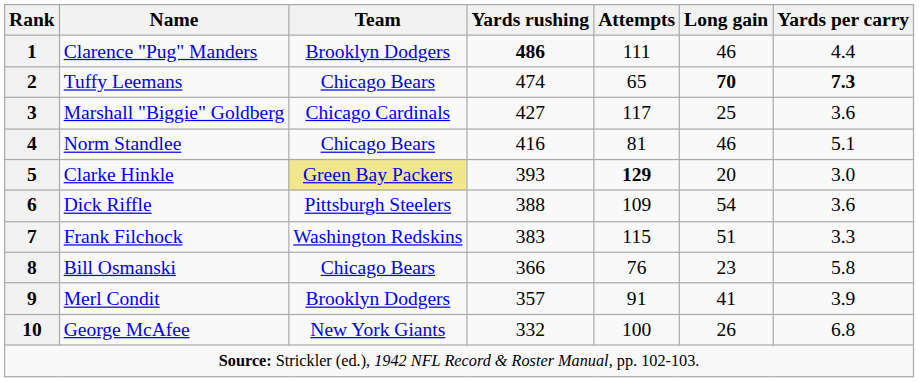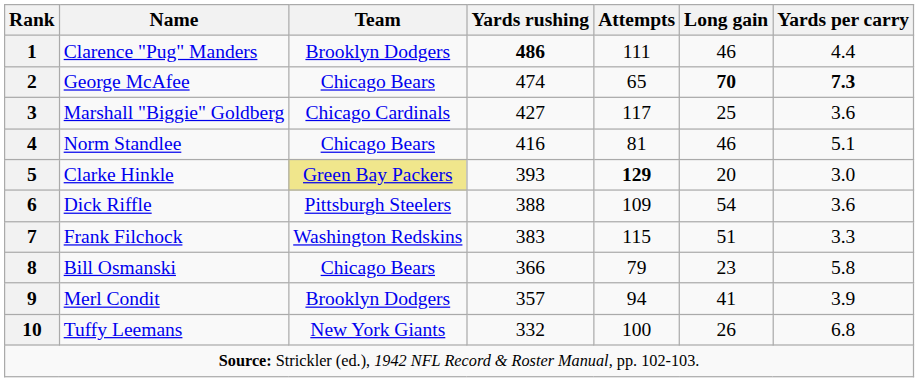(123, 81) Tuffy Leemans -> (127, 81) George McAfee
(637, 267) 76 -> (637, 267) 79
(637, 298) 91 -> (637, 298) 94
(127, 329) George McAfee -> (123, 329) Tuffy Leemans
